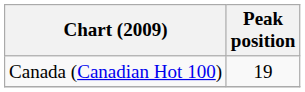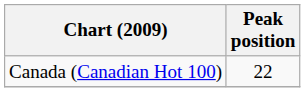(263, 71) 19 -> (263, 71) 22
